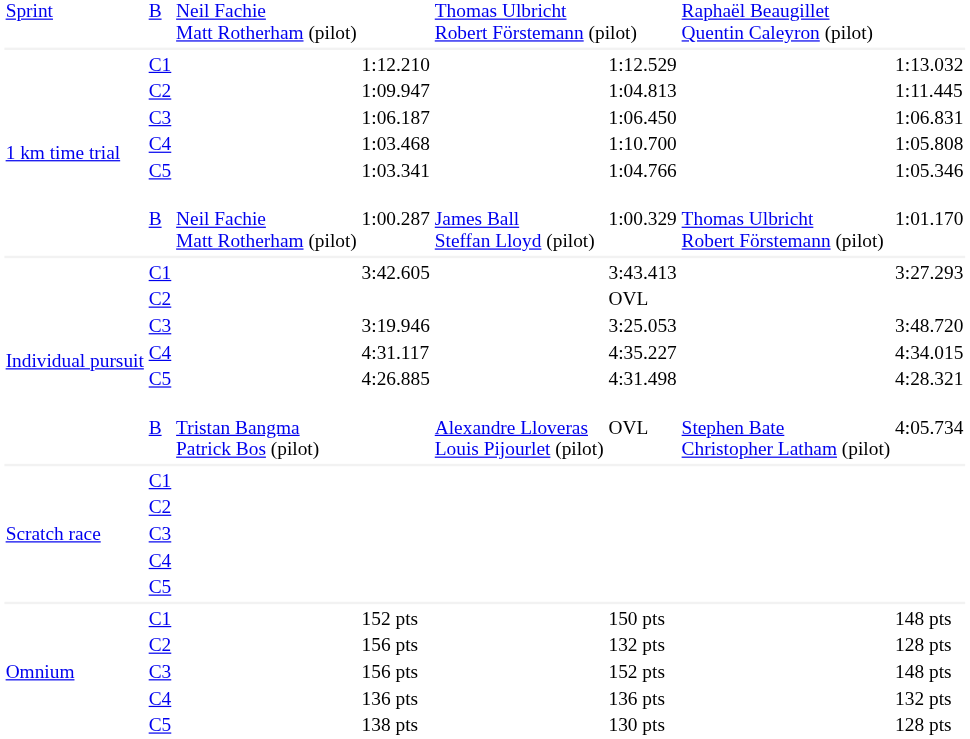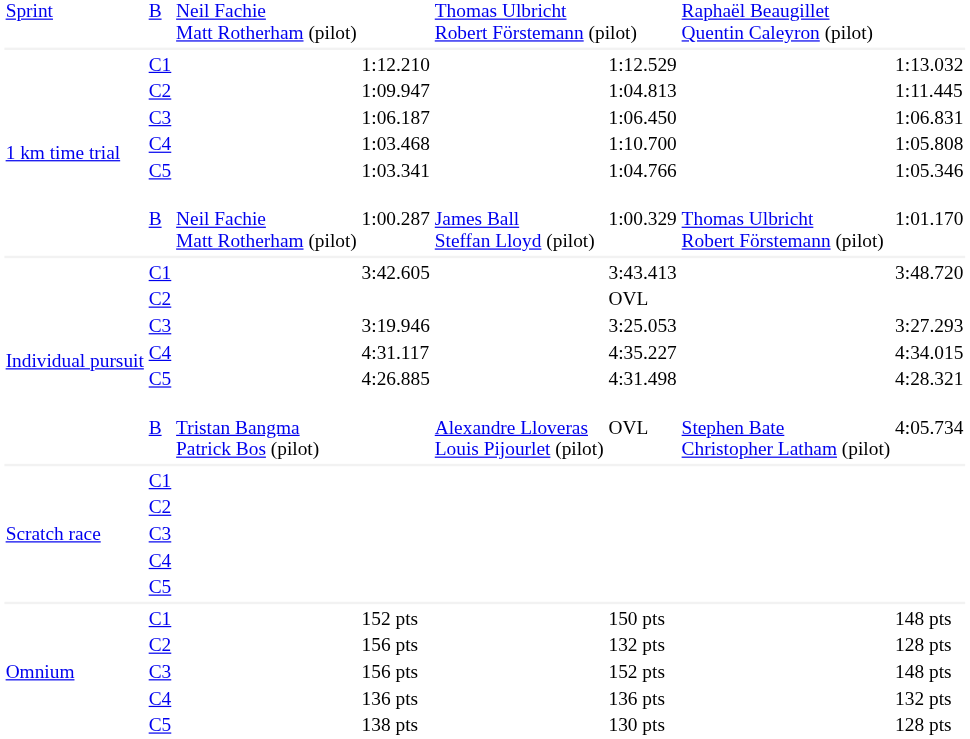(929, 272) 3:27.293 -> (929, 272) 3:48.720
(929, 325) 3:48.720 -> (929, 325) 3:27.293
